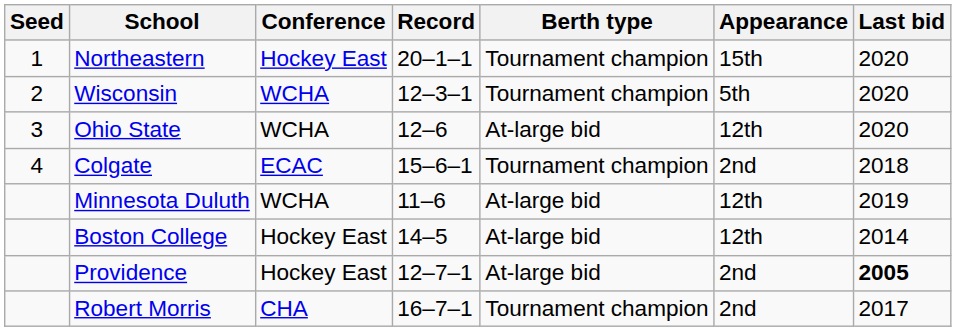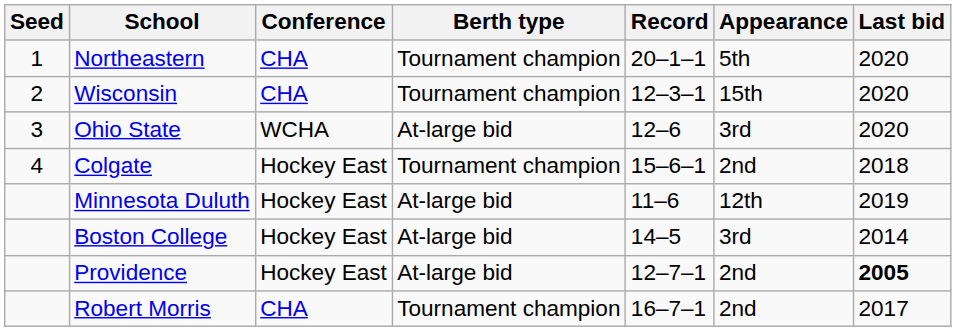columns swapped: (436, 22) <-> (597, 22)
(324, 58) Hockey East -> (284, 58) CHA
(741, 58) 15th -> (735, 58) 5th
(295, 93) WCHA -> (284, 93) CHA
(735, 93) 5th -> (741, 93) 15th
(741, 129) 12th -> (735, 129) 3rd
(292, 165) ECAC -> (324, 165) Hockey East
(295, 201) WCHA -> (324, 201) Hockey East
(741, 237) 12th -> (735, 237) 3rd
